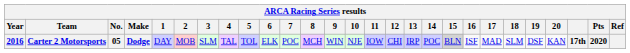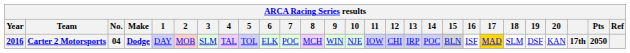(116, 41) 05 -> (116, 41) 04
(492, 41) no background -> (492, 41) gold background
(598, 41) 2020 -> (598, 41) 2050
